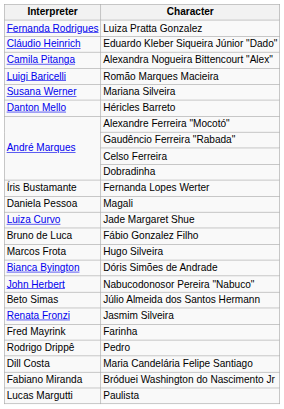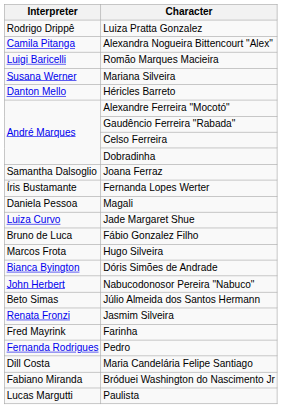(53, 28) Fernanda Rodrigues -> (41, 28) Rodrigo Drippê
- row: (190, 44)
+ row: (133, 172)
(41, 348) Rodrigo Drippê -> (53, 348) Fernanda Rodrigues
